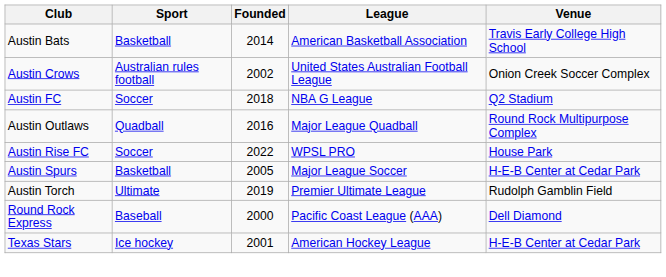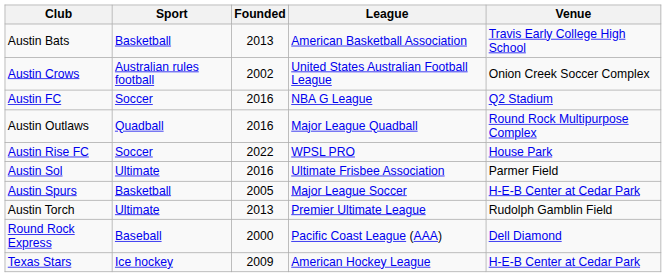(260, 40) 2014 -> (260, 40) 2013
(260, 99) 2018 -> (260, 99) 2016
+ row: (35, 171)
(260, 190) 2019 -> (260, 210) 2013
(260, 243) 2001 -> (260, 262) 2009
